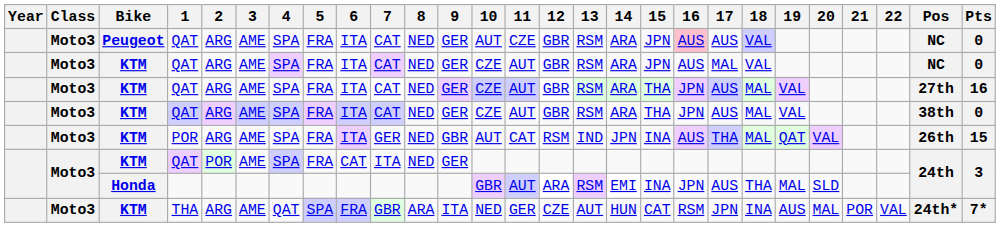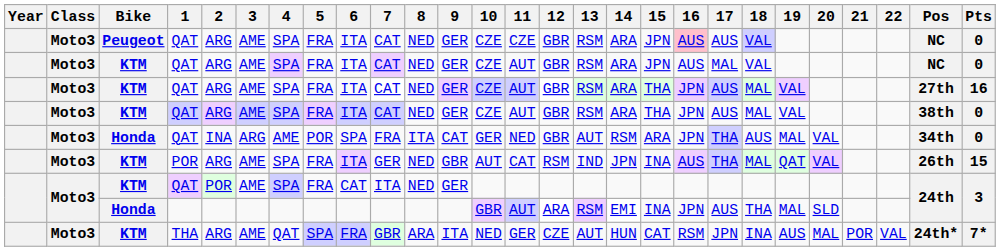(489, 41) AUT -> (489, 41) CZE
+ row: (133, 137)
